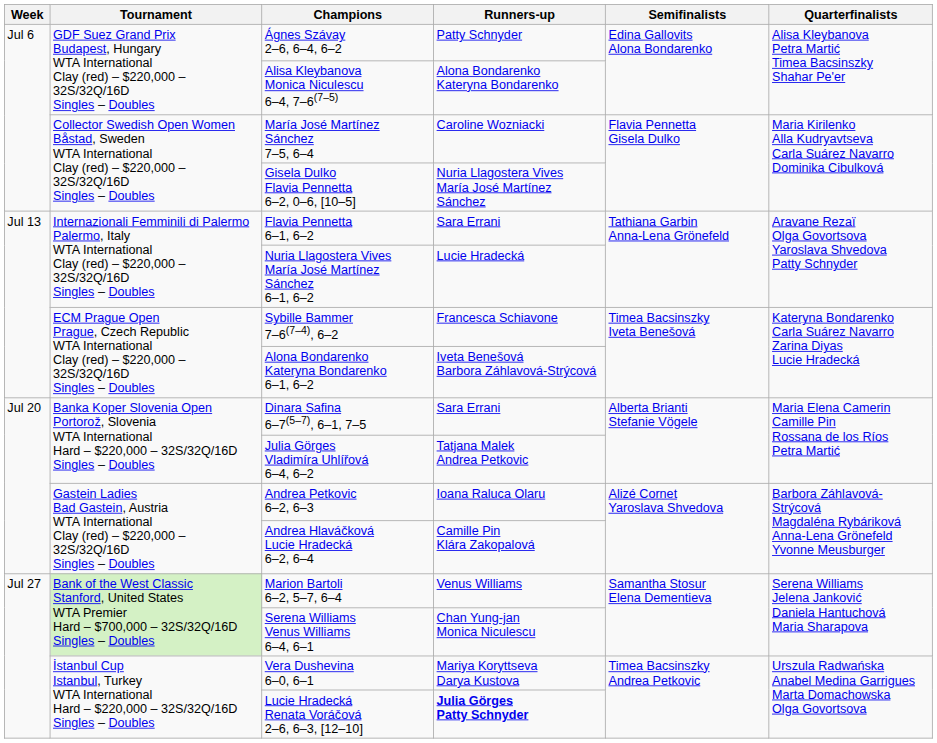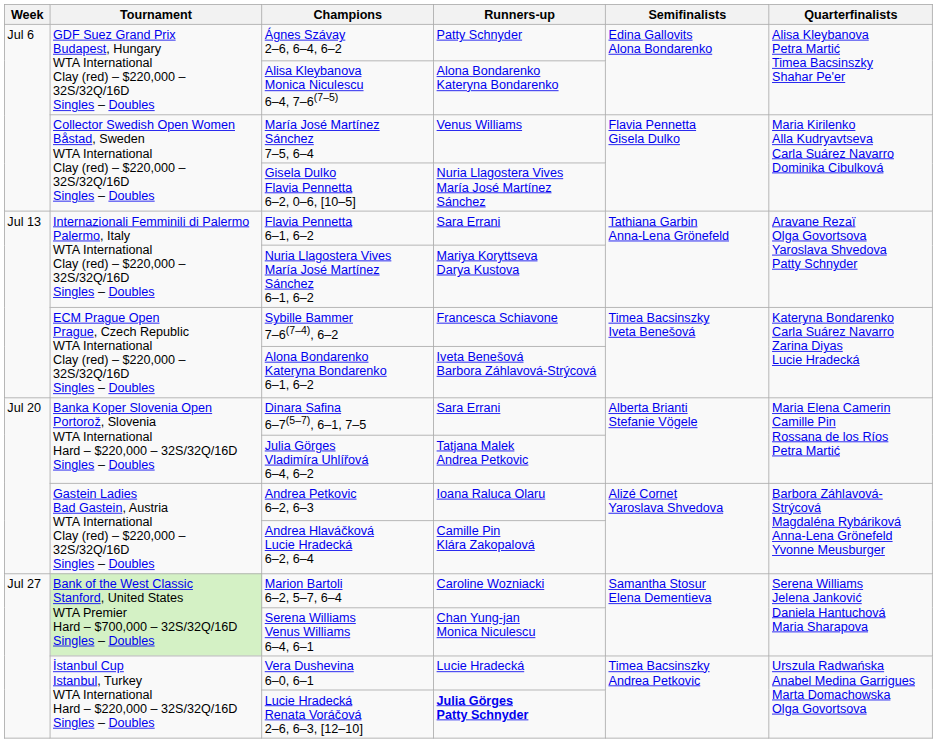(490, 125) Caroline Wozniacki -> (479, 125) Venus Williams
(480, 256) Lucie Hradecká -> (487, 263) Mariya Koryttseva Darya Kustova
(479, 584) Venus Williams -> (490, 584) Caroline Wozniacki
(487, 673) Mariya Koryttseva Darya Kustova -> (480, 666) Lucie Hradecká
